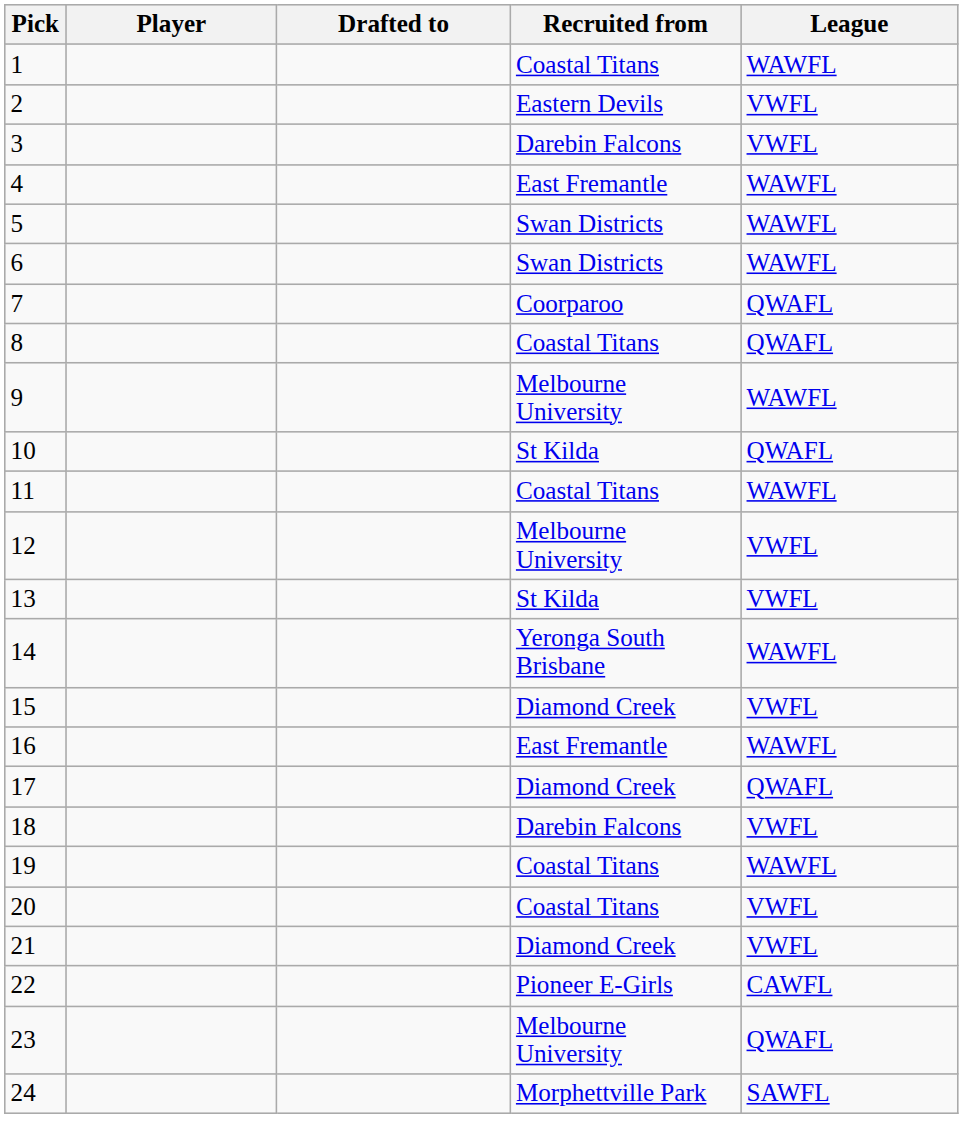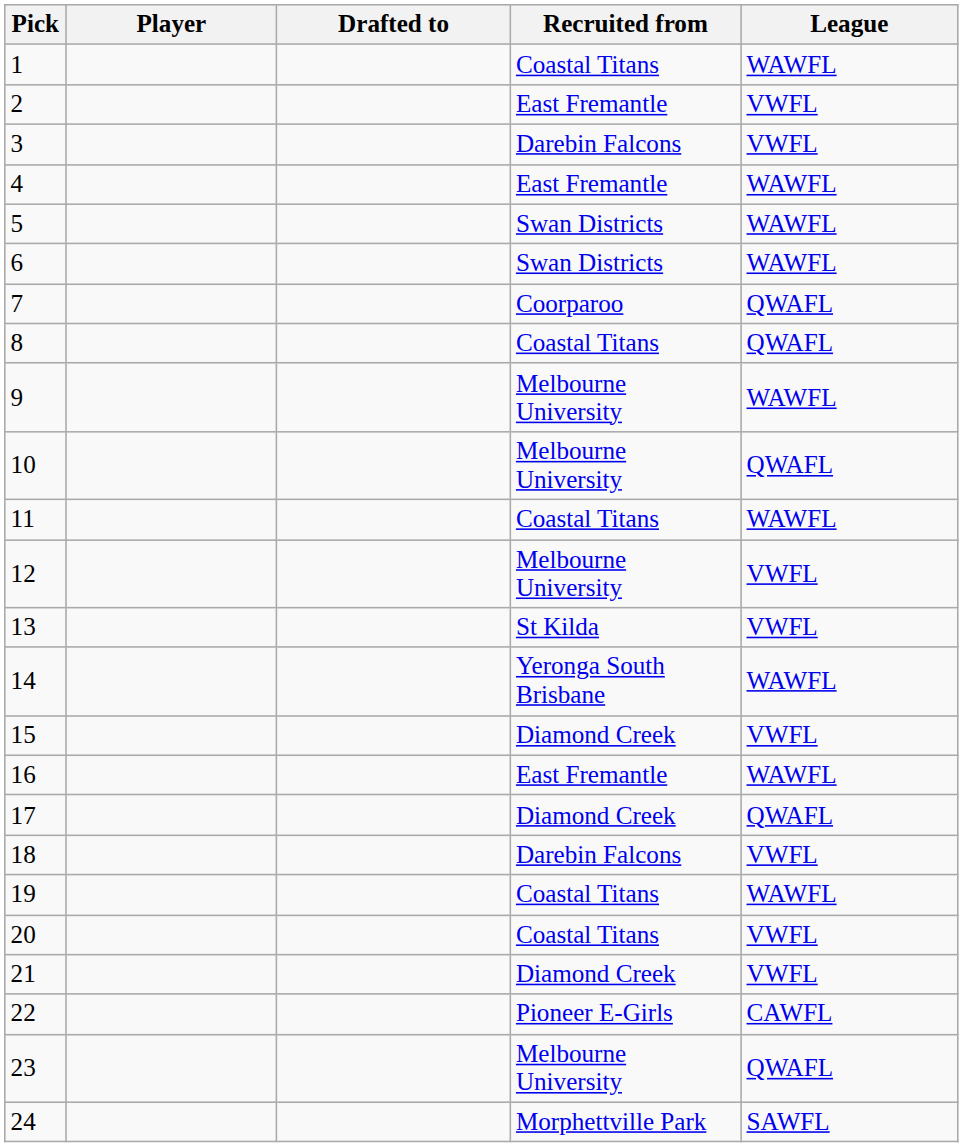(590, 104) Eastern Devils -> (592, 104) East Fremantle
(557, 451) St Kilda -> (571, 465) Melbourne University
